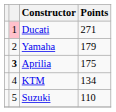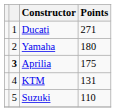(14, 29) pink background -> (14, 29) no background
(88, 46) 179 -> (88, 46) 180
(88, 80) 134 -> (88, 80) 131
